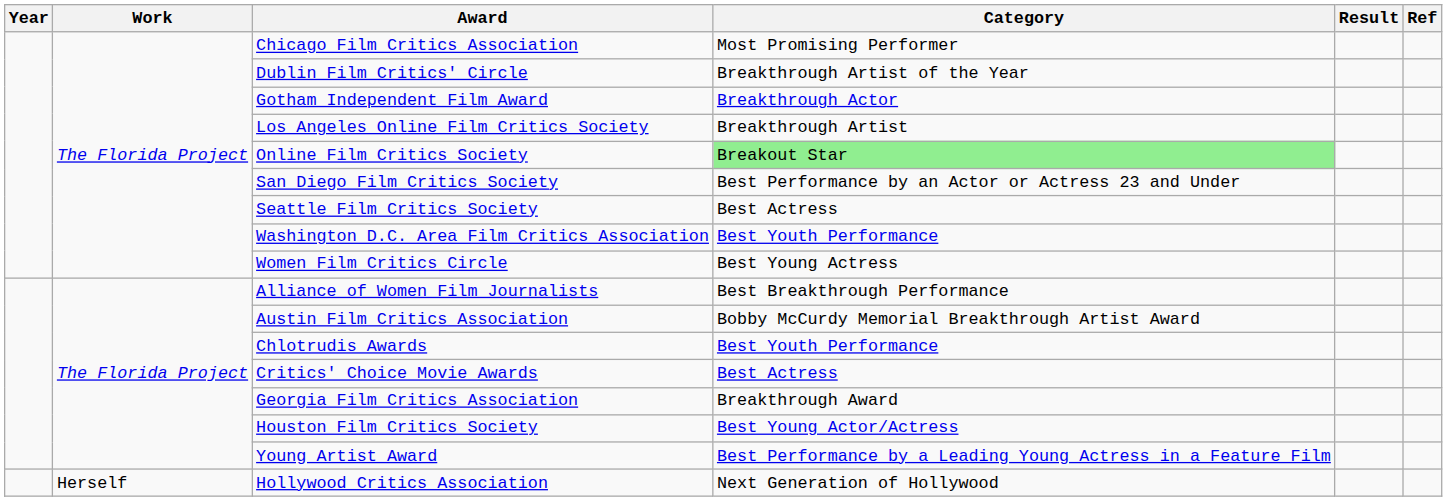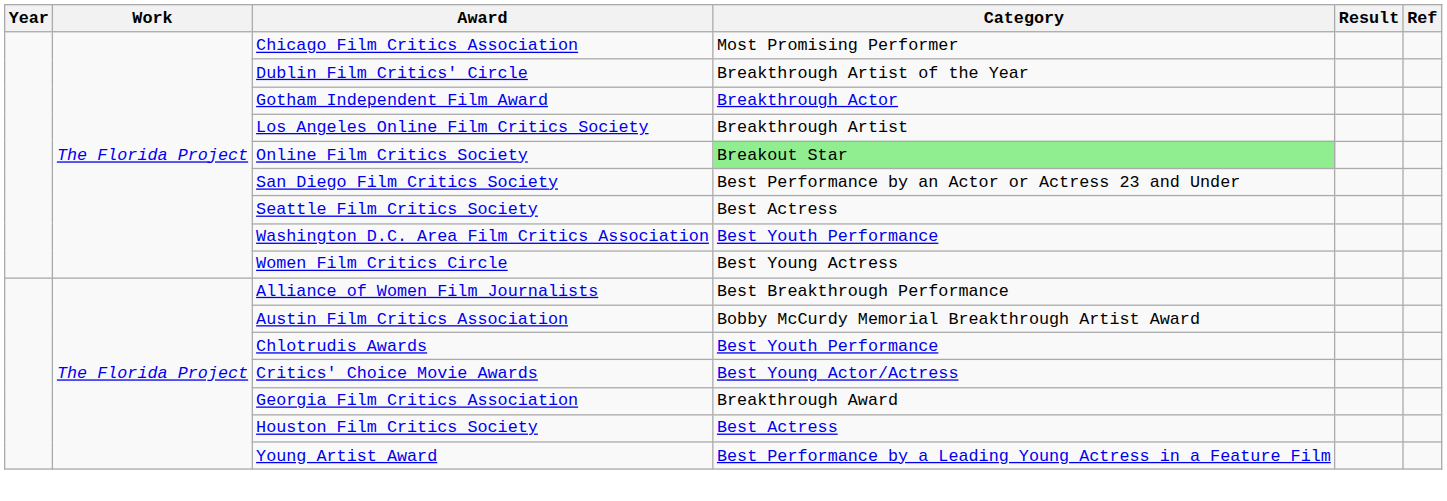(777, 374) Best Actress -> (838, 374) Best Young Actor/Actress
(838, 428) Best Young Actor/Actress -> (777, 428) Best Actress
- row: (402, 483)
